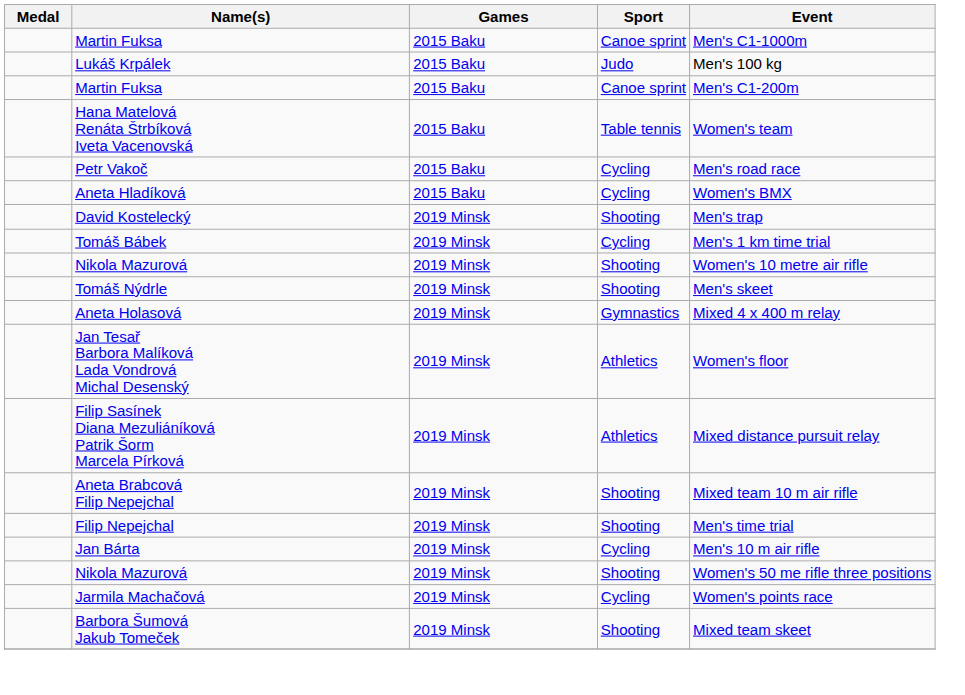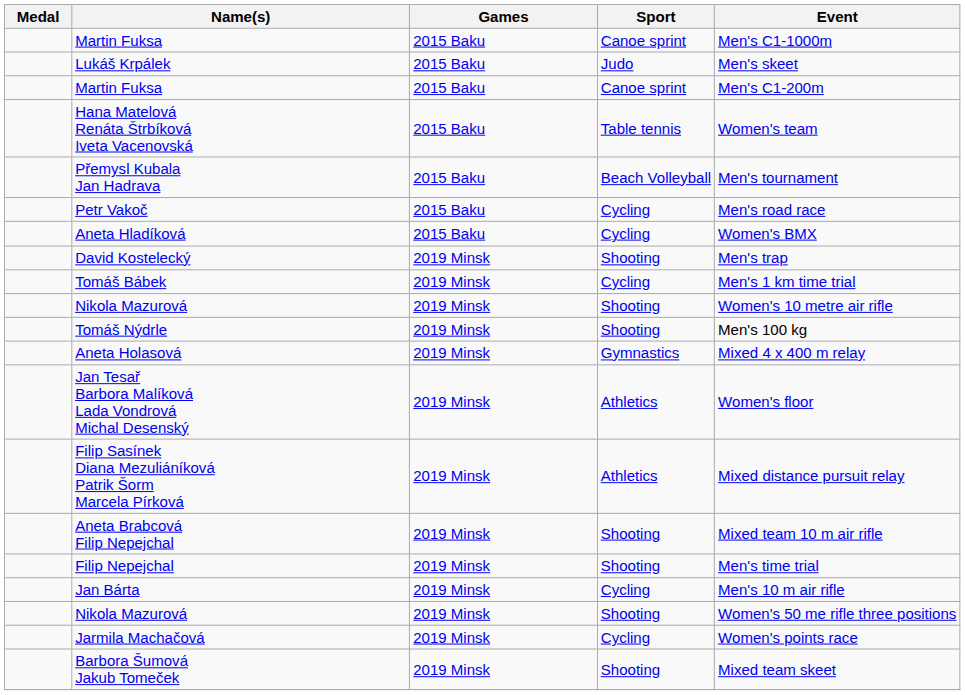(738, 64) Men's 100 kg -> (758, 64) Men's skeet
+ row: (128, 178)
(733, 288) Men's skeet -> (763, 329) Men's 100 kg
